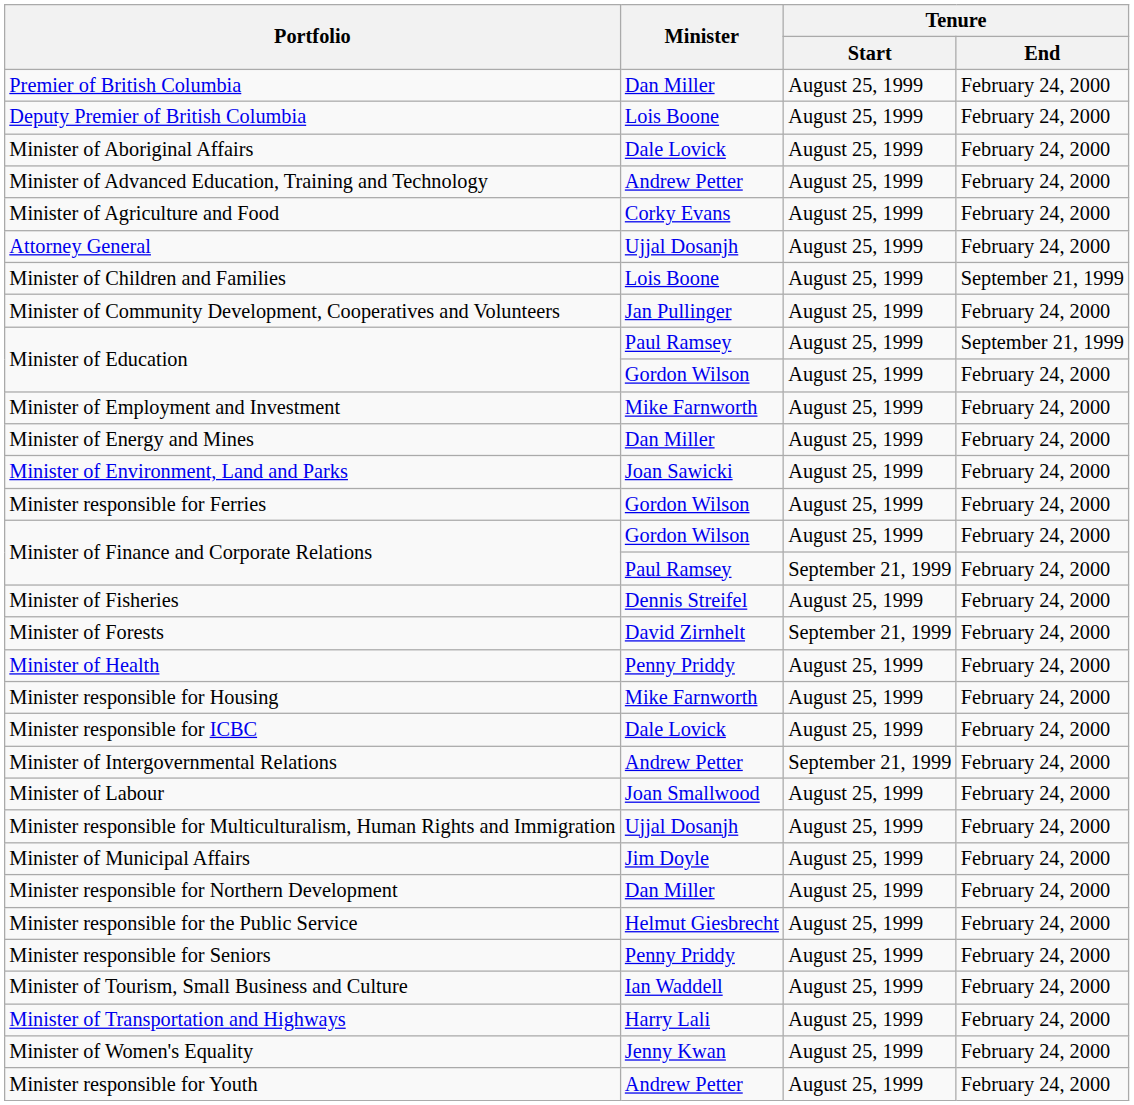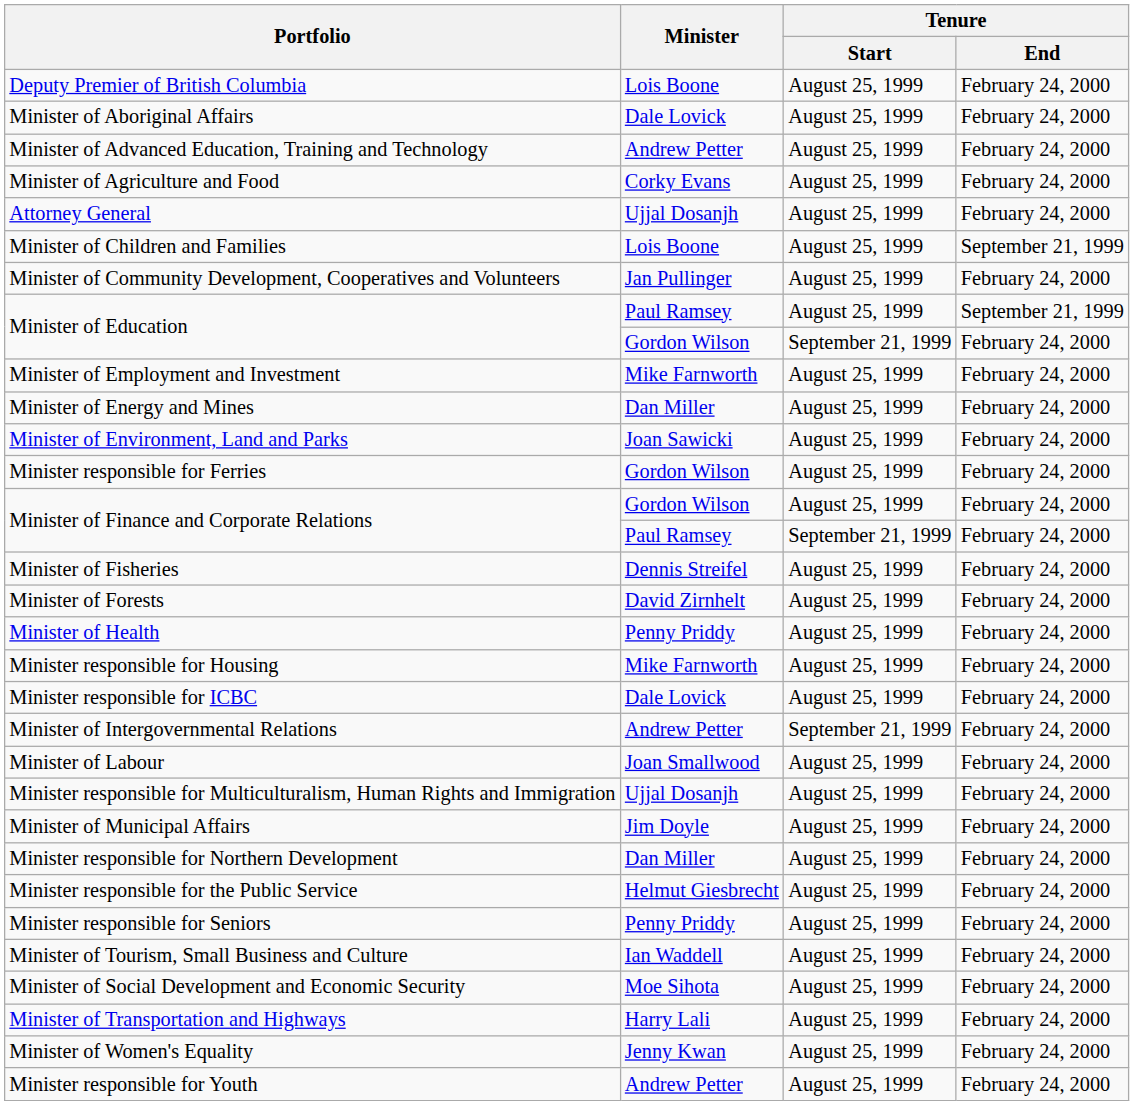- row: (125, 85)
(856, 375) August 25, 1999 -> (870, 342) September 21, 1999
(870, 632) September 21, 1999 -> (856, 600) August 25, 1999
+ row: (237, 987)
